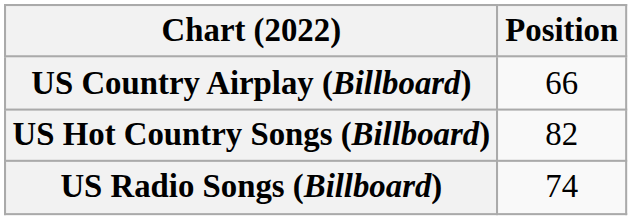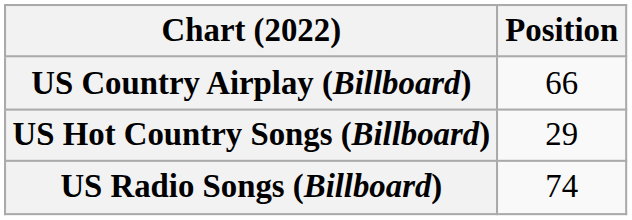(562, 134) 82 -> (562, 134) 29
